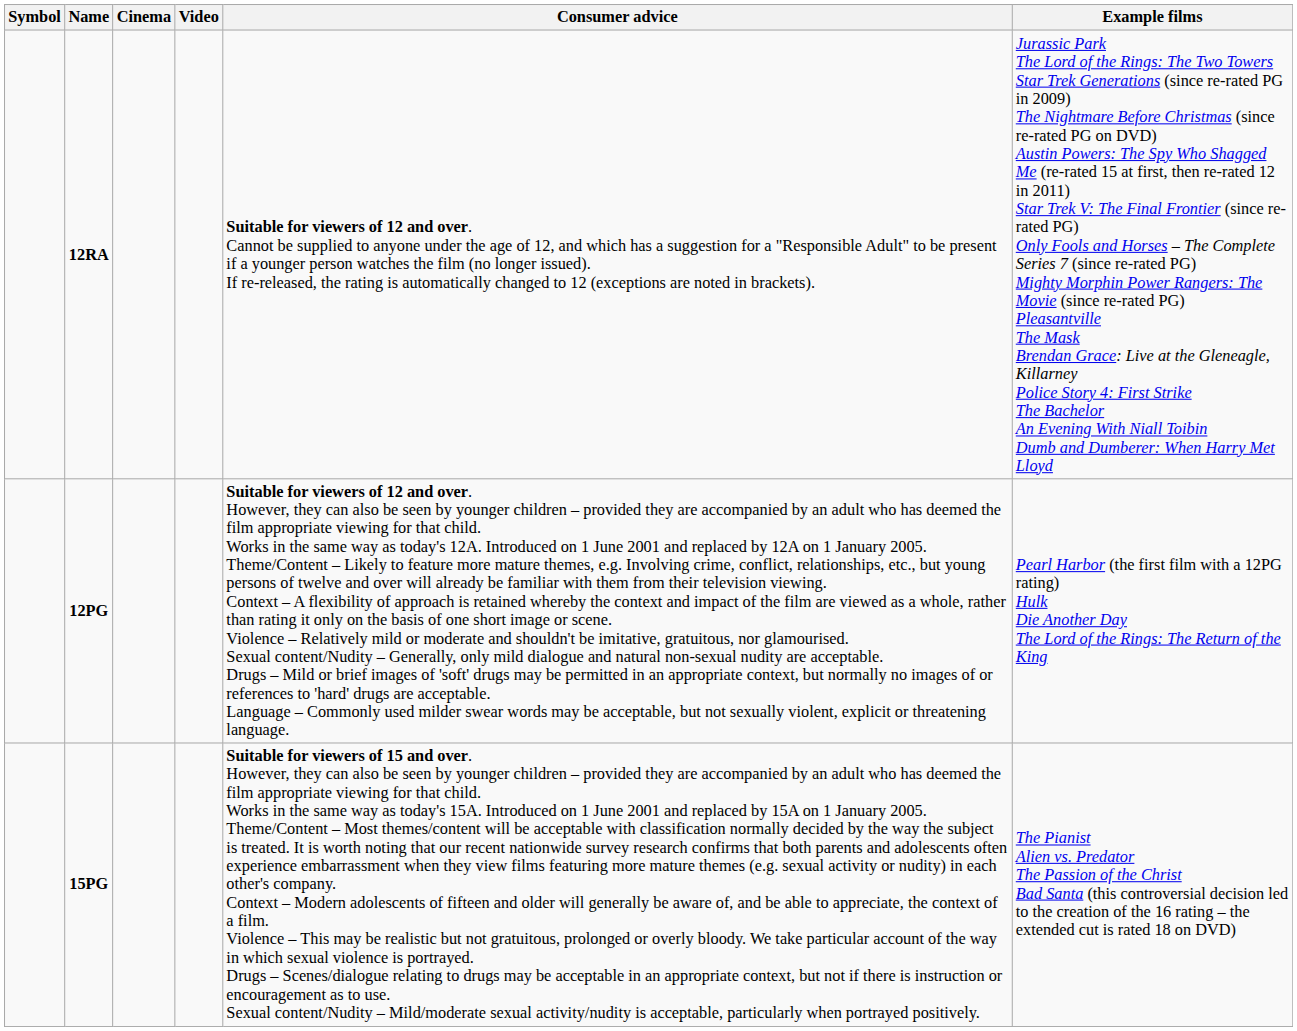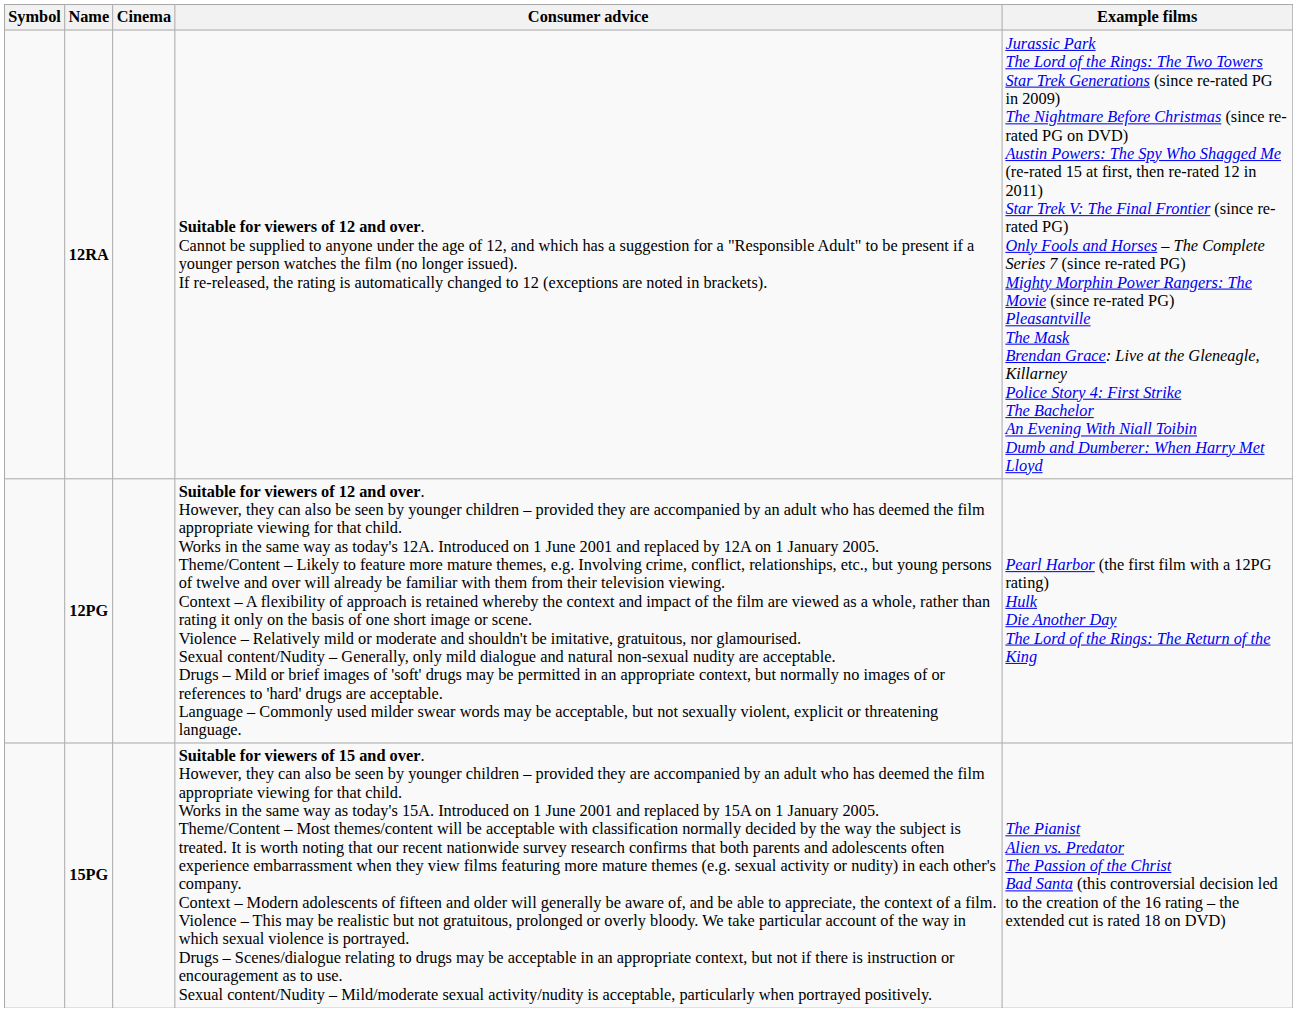- column: (199, 17)
